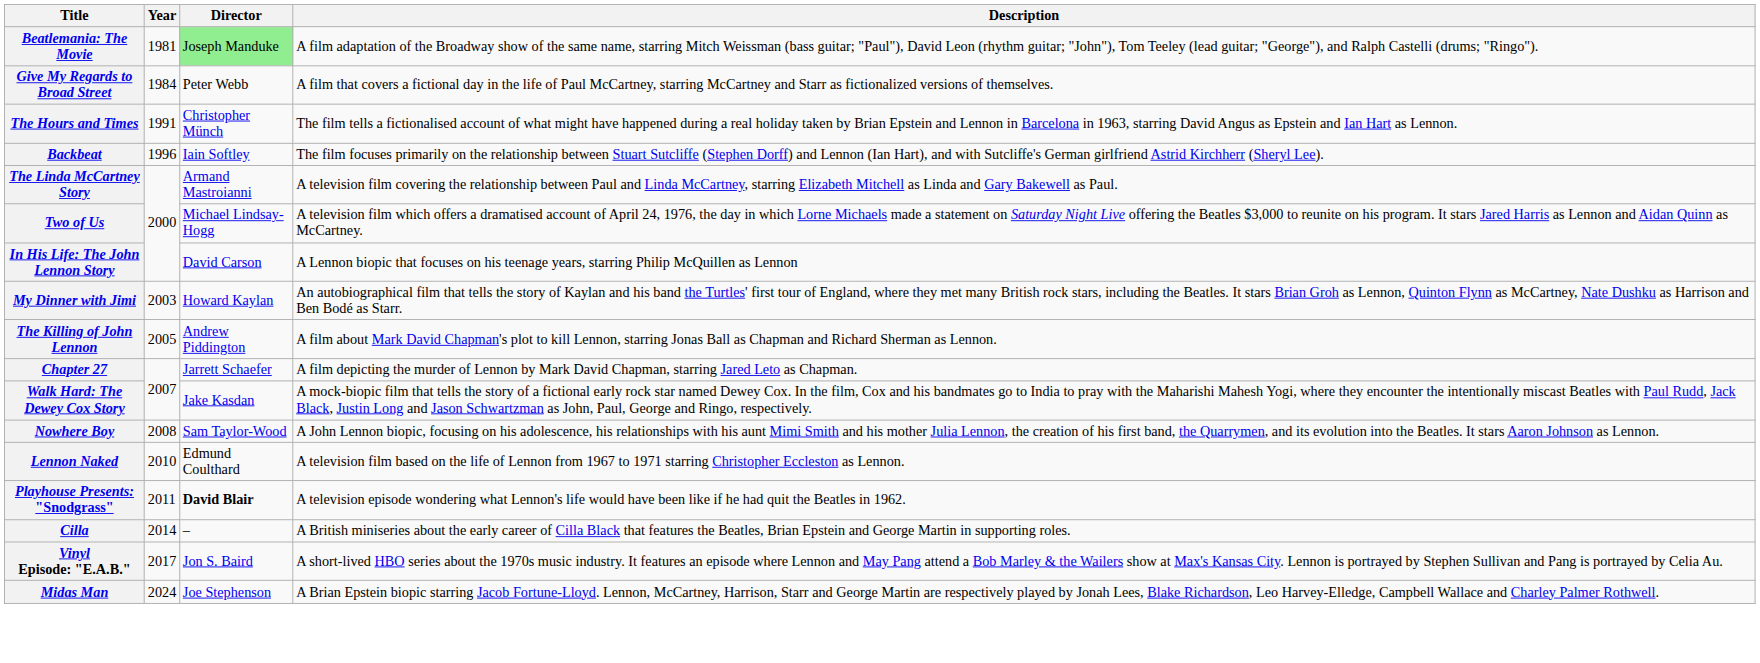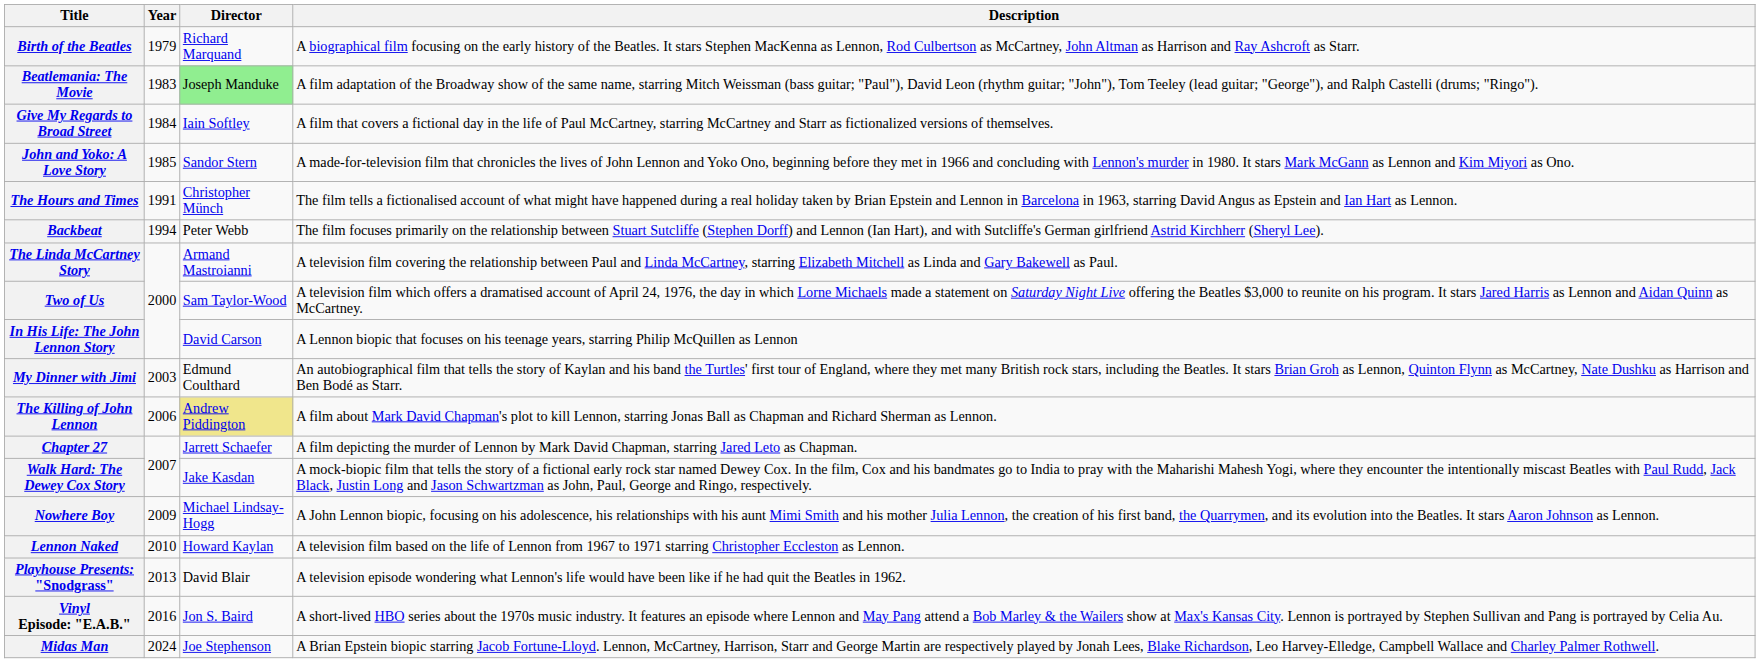+ row: (74, 46)
(162, 46) 1981 -> (162, 84) 1983
(216, 84) Peter Webb -> (216, 123) Iain Softley
+ row: (74, 162)
(162, 154) 1996 -> (162, 231) 1994
(216, 154) Iain Softley -> (216, 231) Peter Webb
(233, 223) Michael Lindsay-Hogg -> (235, 300) Sam Taylor-Wood
(228, 300) Howard Kaylan -> (211, 377) Edmund Coulthard
(162, 339) 2005 -> (162, 416) 2006
(214, 339) no background -> (214, 416) khaki background
(162, 430) 2008 -> (162, 516) 2009
(235, 430) Sam Taylor-Wood -> (233, 516) Michael Lindsay-Hogg
(211, 461) Edmund Coulthard -> (228, 546) Howard Kaylan
(162, 500) 2011 -> (162, 577) 2013
(218, 500) bold -> (216, 577) normal
- row: (74, 530)
(162, 561) 2017 -> (162, 615) 2016
